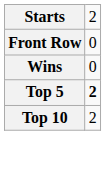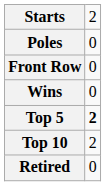+ row: (45, 42)
+ row: (45, 167)
